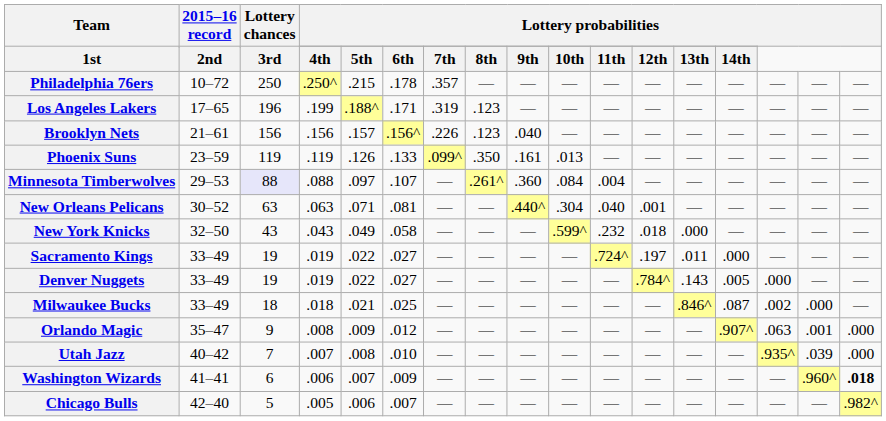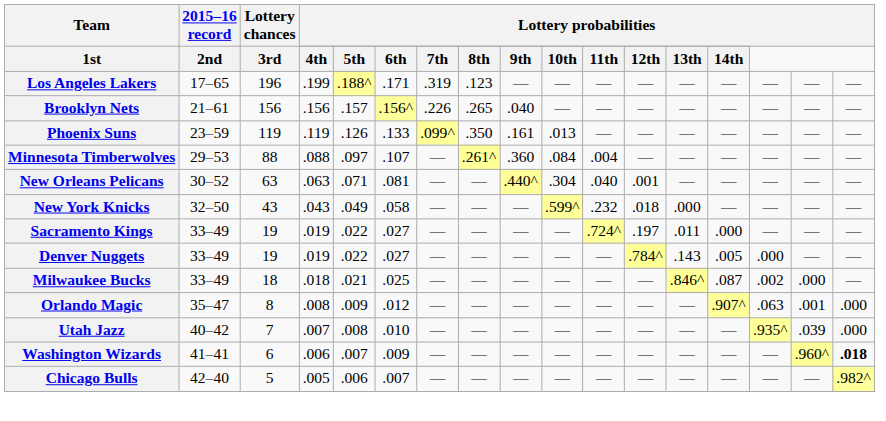- row: (92, 83)
(486, 132) .123 -> (479, 108) .265
(270, 181) lavender background -> (270, 157) no background
(270, 329) 9 -> (270, 305) 8
